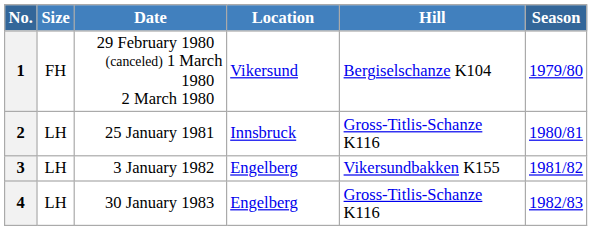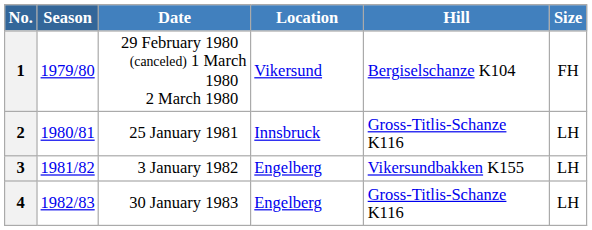columns swapped: (556, 17) <-> (56, 17)
